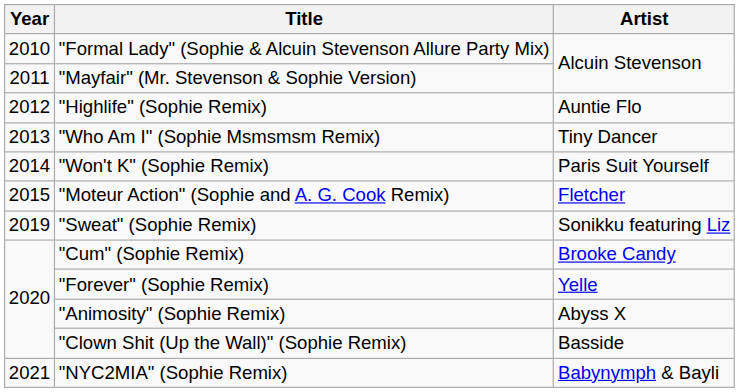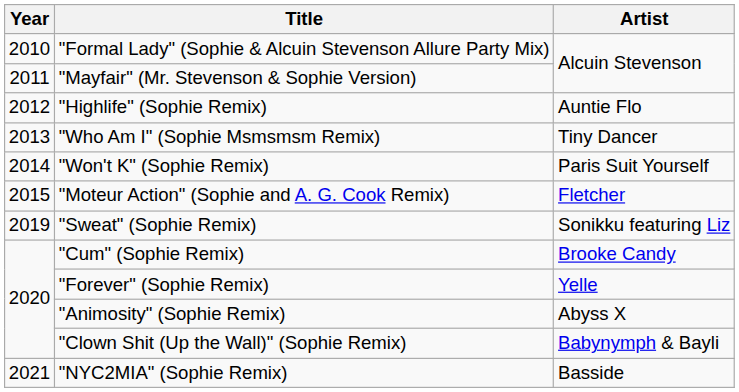(591, 343) Basside -> (639, 343) Babynymph & Bayli
(639, 372) Babynymph & Bayli -> (591, 372) Basside
